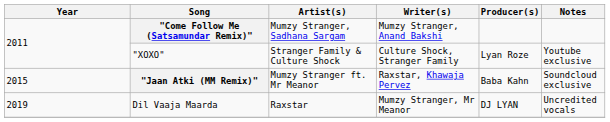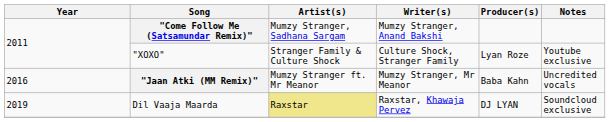(17, 80) 2015 -> (17, 80) 2016
(421, 80) Raxstar, Khawaja Pervez -> (427, 80) Mumzy Stranger, Mr Meanor
(570, 80) Soundcloud exclusive -> (570, 80) Uncredited vocals
(289, 105) no background -> (289, 105) khaki background
(427, 105) Mumzy Stranger, Mr Meanor -> (421, 105) Raxstar, Khawaja Pervez
(570, 105) Uncredited vocals -> (570, 105) Soundcloud exclusive
